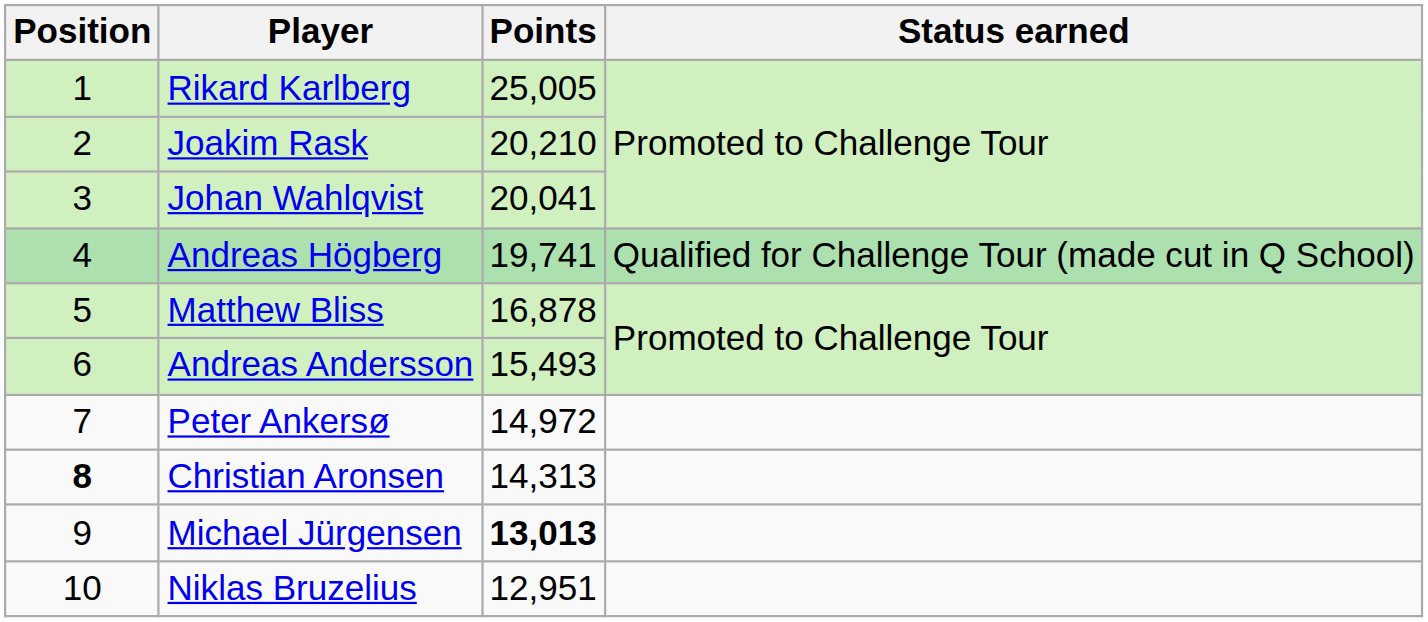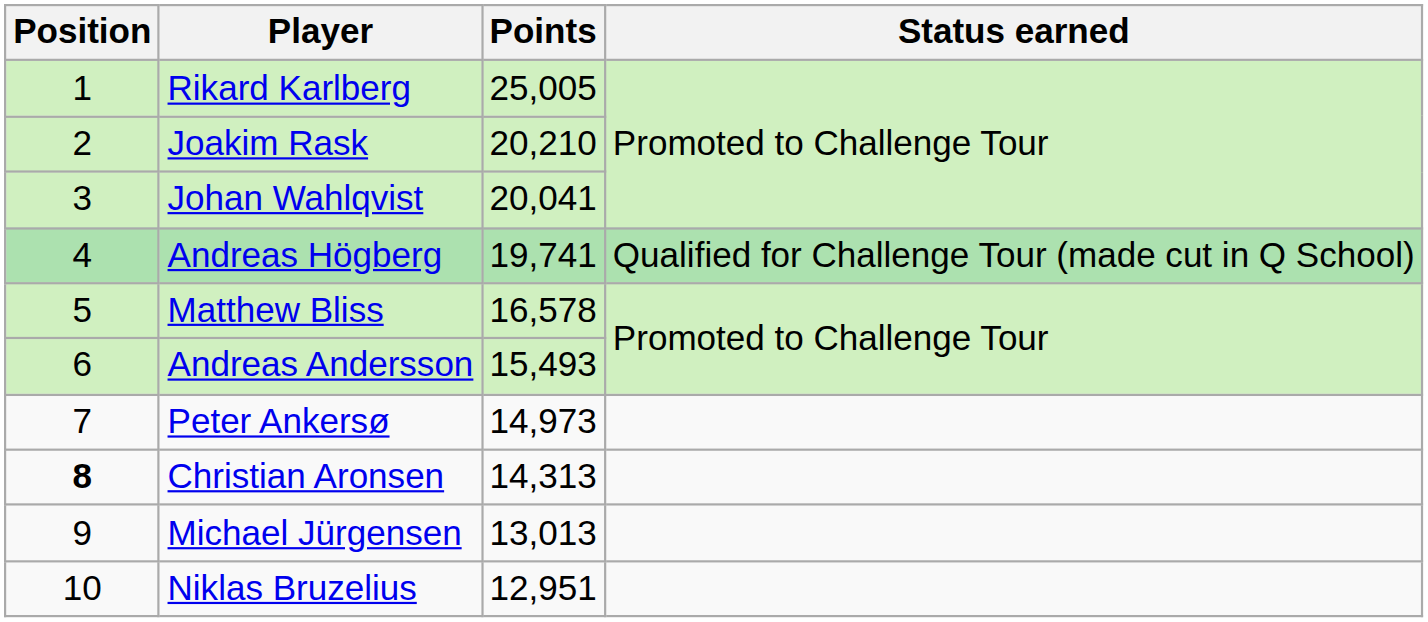(543, 310) 16,878 -> (543, 310) 16,578
(543, 421) 14,972 -> (543, 421) 14,973
(543, 532) bold -> (543, 532) normal
